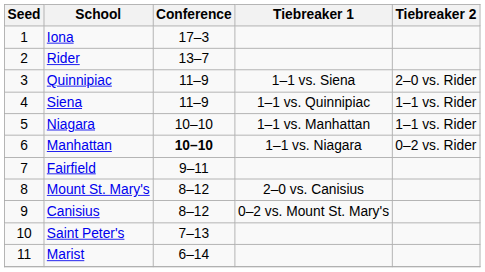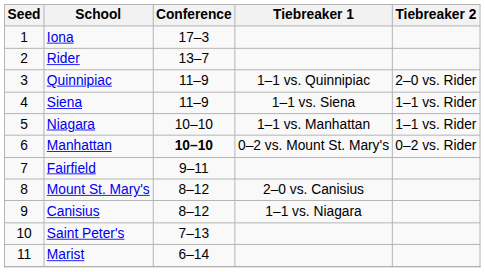(314, 80) 1–1 vs. Siena -> (314, 80) 1–1 vs. Quinnipiac
(314, 102) 1–1 vs. Quinnipiac -> (314, 102) 1–1 vs. Siena
(314, 146) 1–1 vs. Niagara -> (314, 146) 0–2 vs. Mount St. Mary's
(314, 211) 0–2 vs. Mount St. Mary's -> (314, 211) 1–1 vs. Niagara
